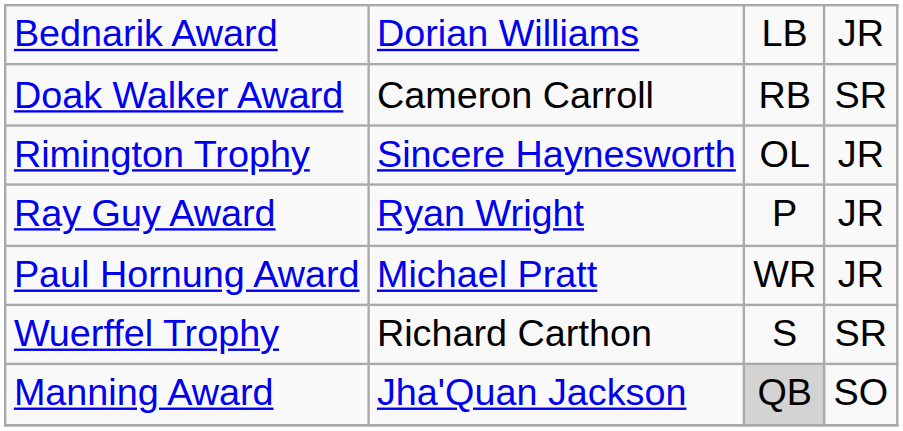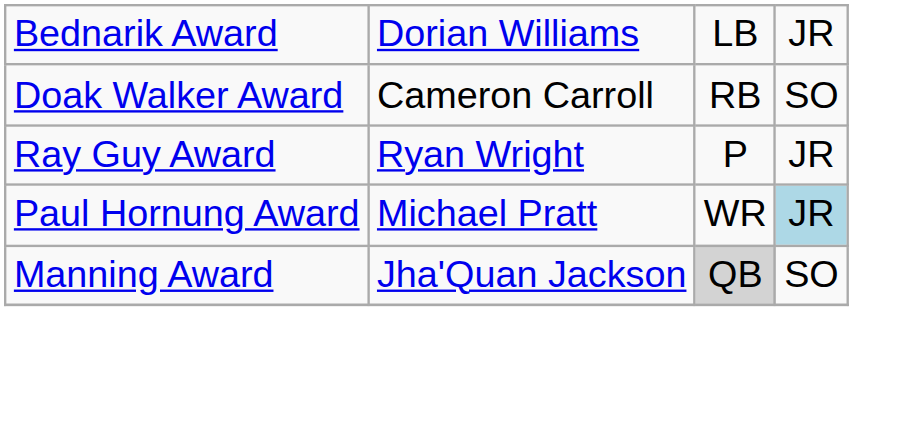(861, 94) SR -> (811, 94) SO
- row: (162, 154)
(861, 273) no background -> (811, 214) lightblue background
- row: (146, 333)
